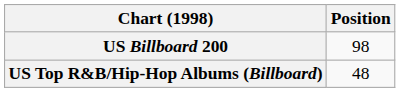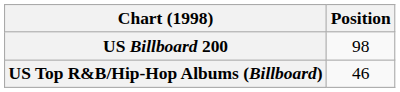(361, 73) 48 -> (361, 73) 46
